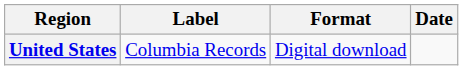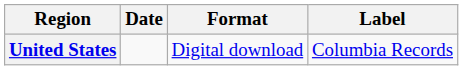columns swapped: (434, 19) <-> (196, 19)
